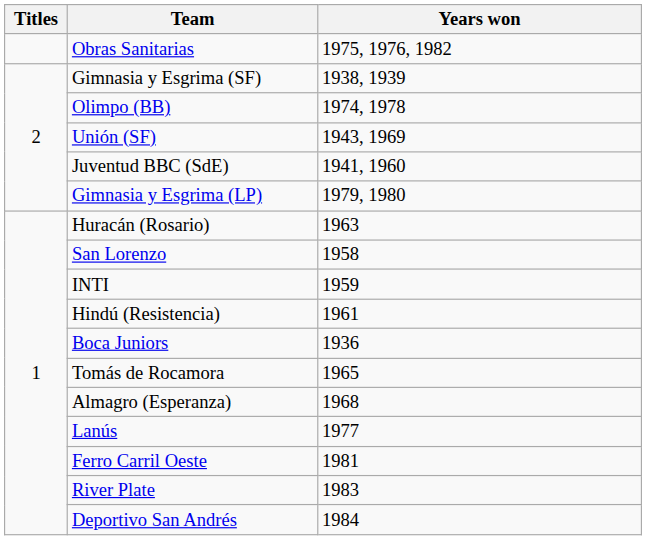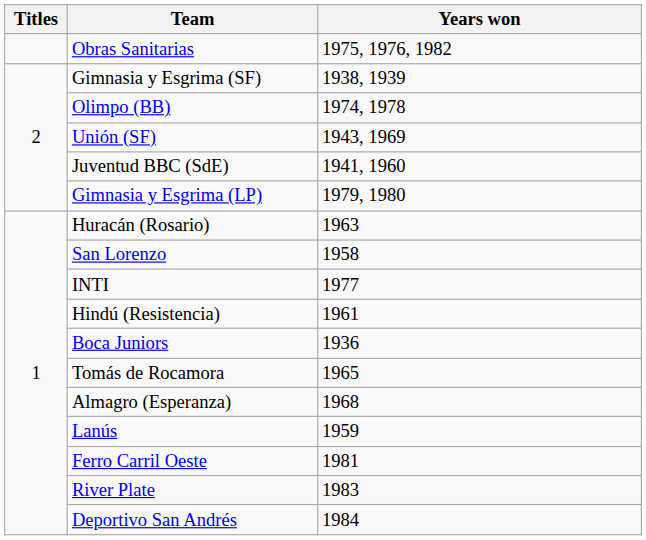(341, 284) 1959 -> (341, 284) 1977
(341, 431) 1977 -> (341, 431) 1959
